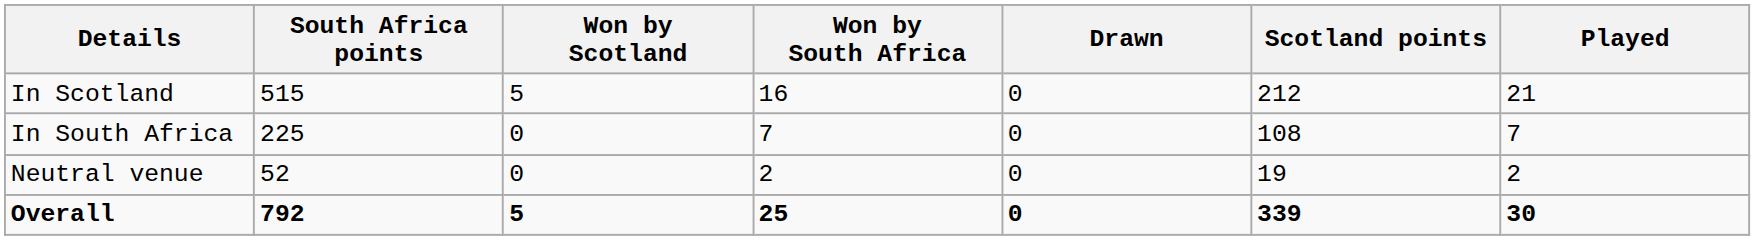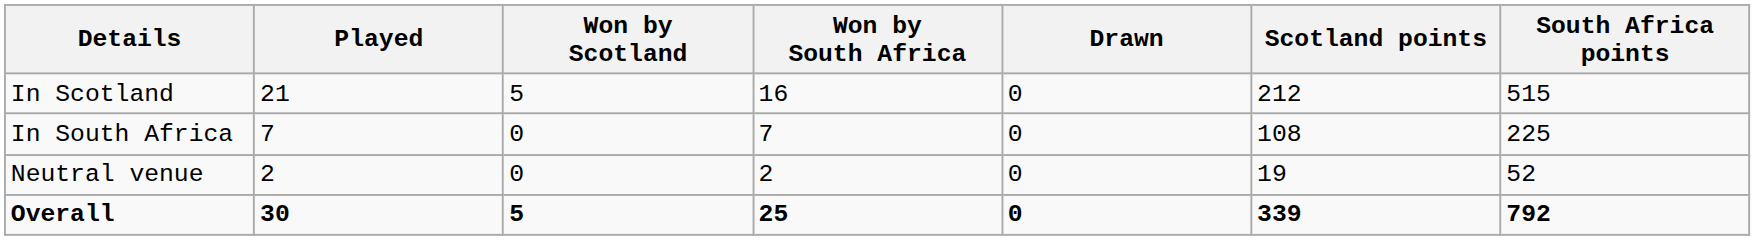columns swapped: (1625, 39) <-> (379, 39)
